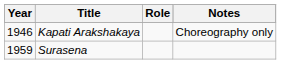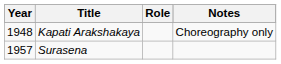(20, 31) 1946 -> (20, 31) 1948
(20, 50) 1959 -> (20, 50) 1957
